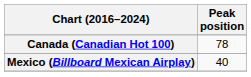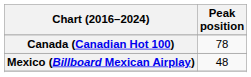(222, 62) 40 -> (222, 62) 48
